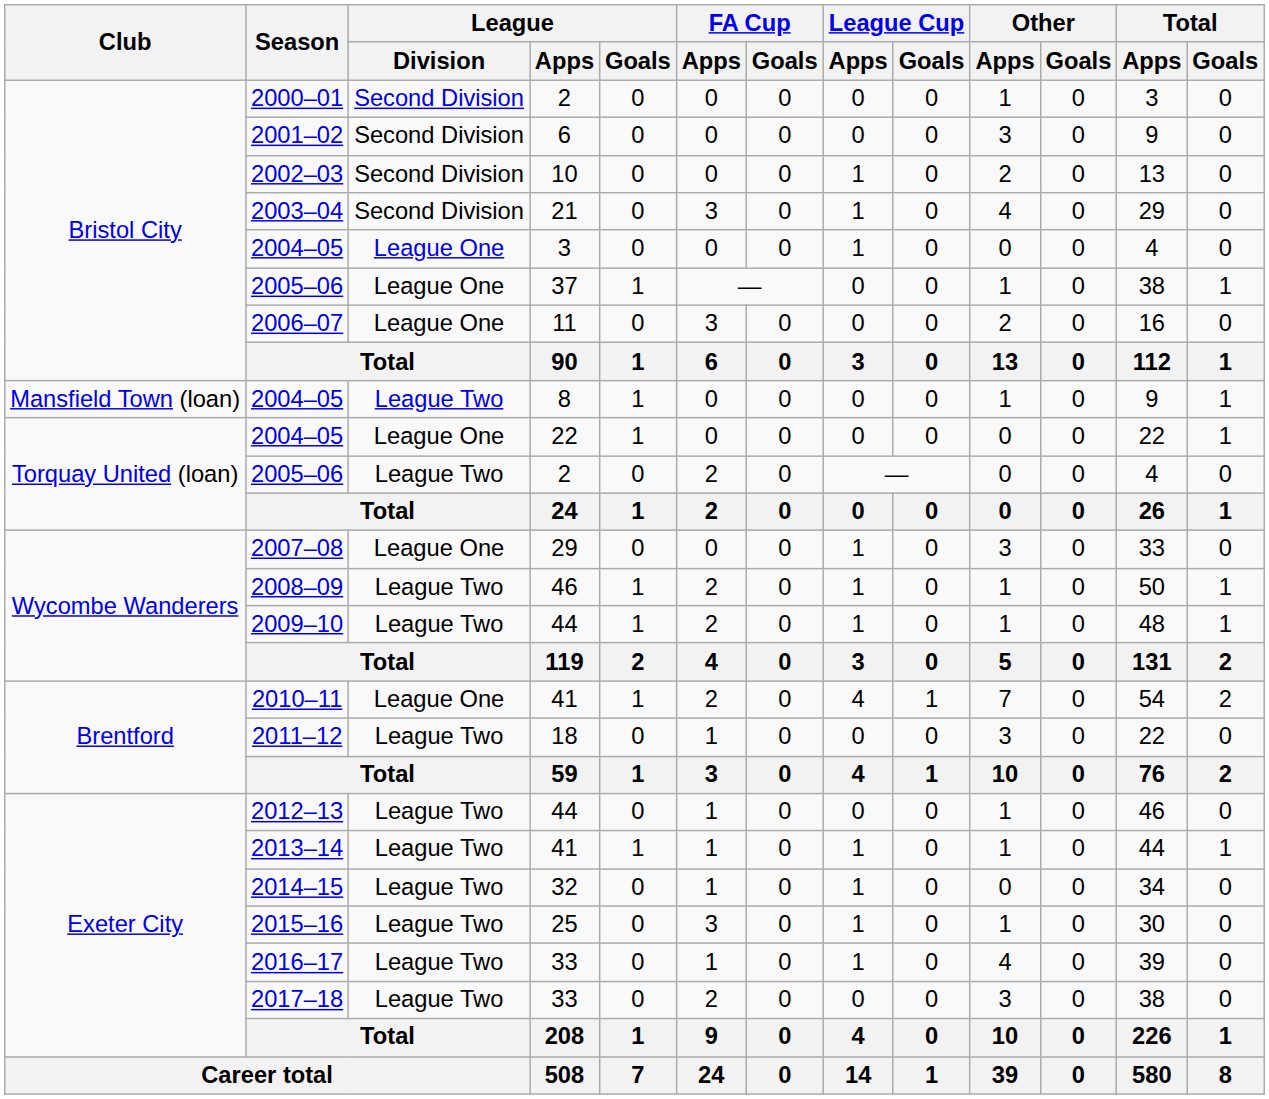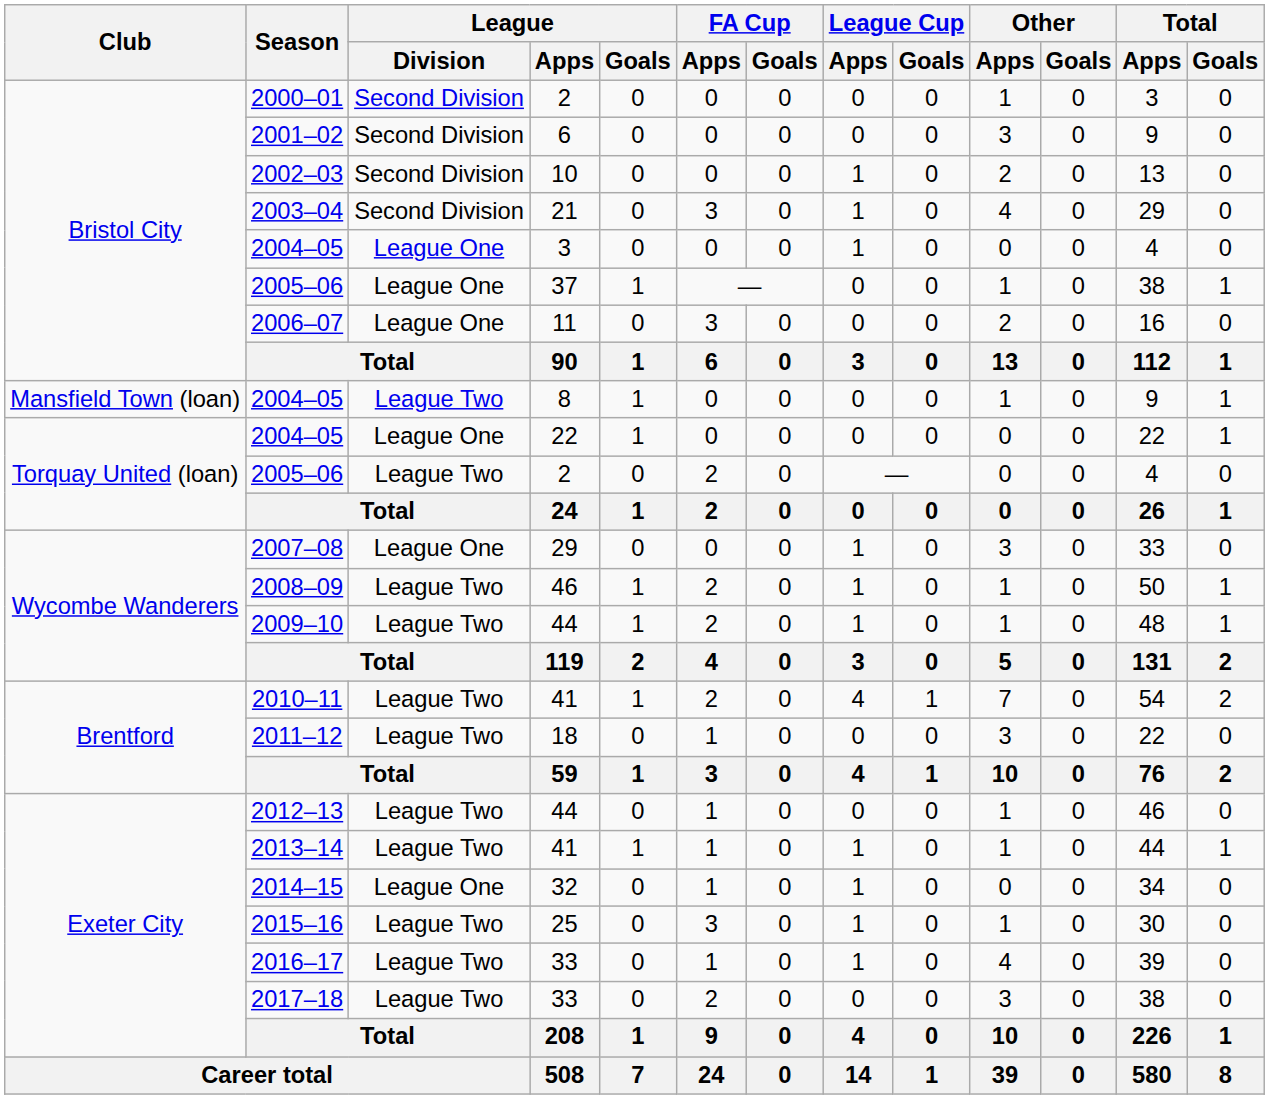(439, 699) League One -> (439, 699) League Two
(439, 887) League Two -> (439, 887) League One
